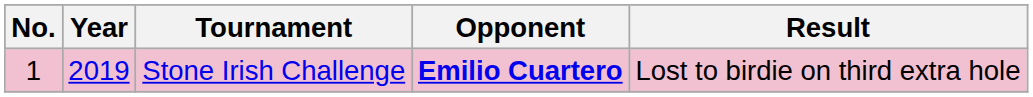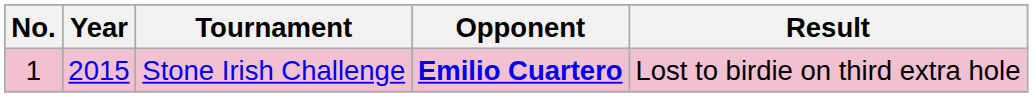(99, 70) 2019 -> (99, 70) 2015
